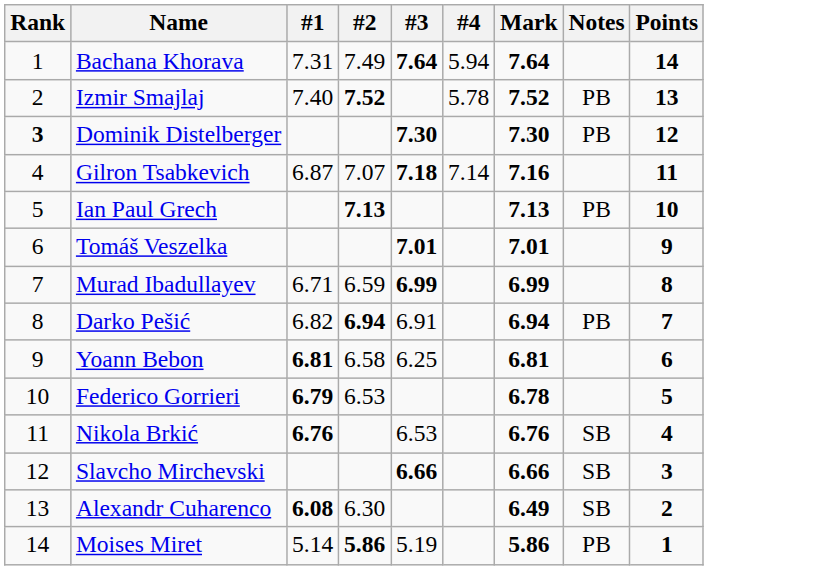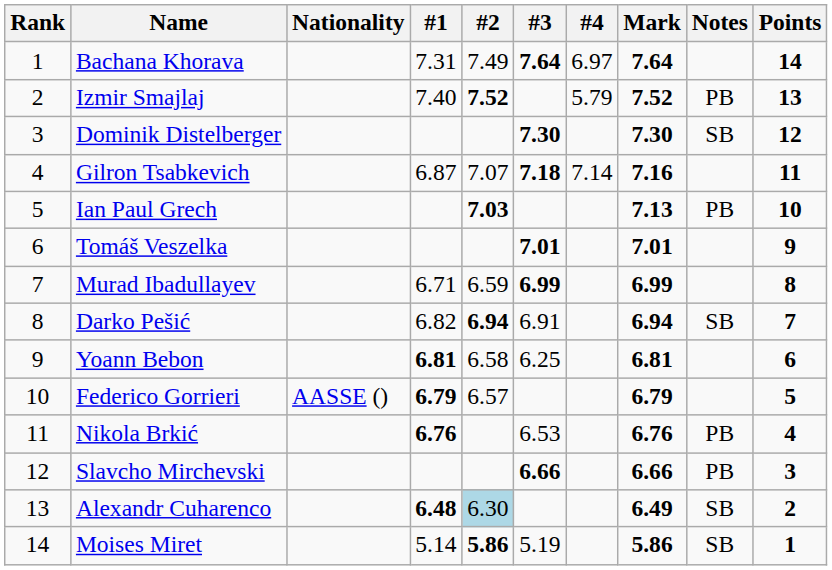+ column: (348, 23)
(469, 60) 5.94 -> (592, 60) 6.97
(469, 97) 5.78 -> (592, 97) 5.79
(38, 135) bold -> (38, 135) normal
(597, 135) PB -> (720, 135) SB
(365, 209) 7.13 -> (488, 209) 7.03
(597, 321) PB -> (720, 321) SB
(365, 396) 6.53 -> (488, 396) 6.57
(529, 396) 6.78 -> (652, 396) 6.79
(597, 433) SB -> (720, 433) PB
(597, 470) SB -> (720, 470) PB
(313, 508) 6.08 -> (436, 508) 6.48
(365, 508) no background -> (488, 508) lightblue background
(597, 545) PB -> (720, 545) SB
